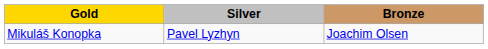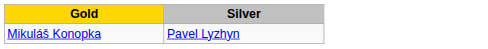- column: (404, 14)
